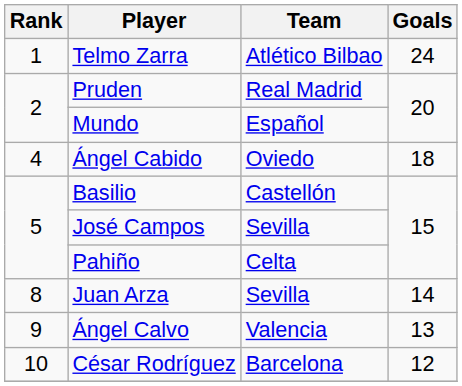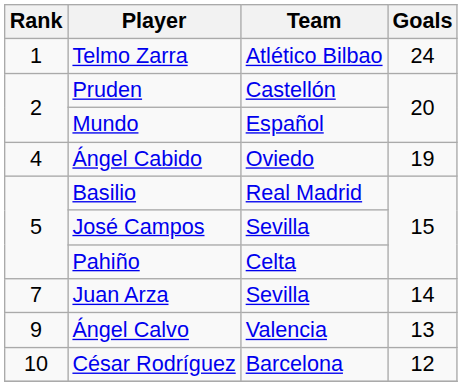(304, 90) Real Madrid -> (291, 90) Castellón
(423, 158) 18 -> (423, 158) 19
(291, 192) Castellón -> (304, 192) Real Madrid
(36, 295) 8 -> (36, 295) 7
